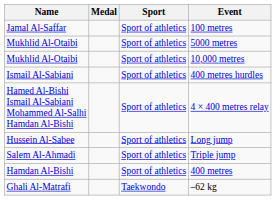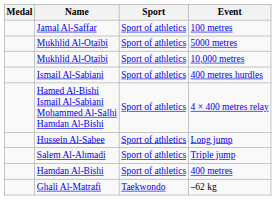columns swapped: (104, 12) <-> (47, 12)
